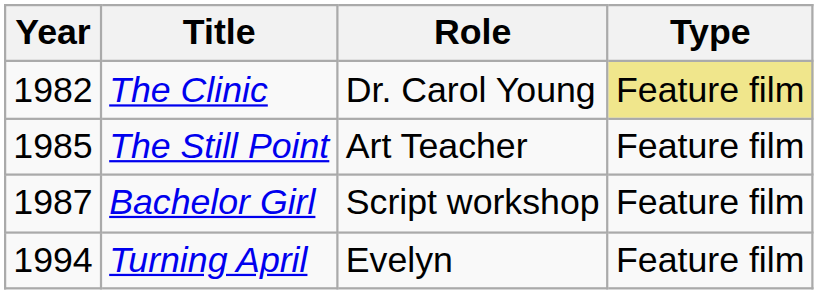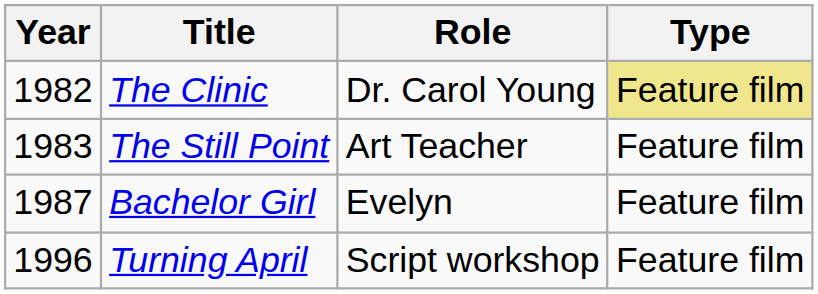(53, 145) 1985 -> (53, 145) 1983
(473, 202) Script workshop -> (399, 202) Evelyn
(53, 259) 1994 -> (53, 259) 1996
(399, 259) Evelyn -> (473, 259) Script workshop
